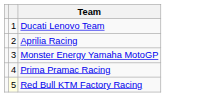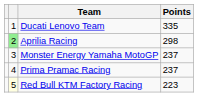+ column: (177, 11)
(13, 40) no background -> (13, 40) lightgreen background
